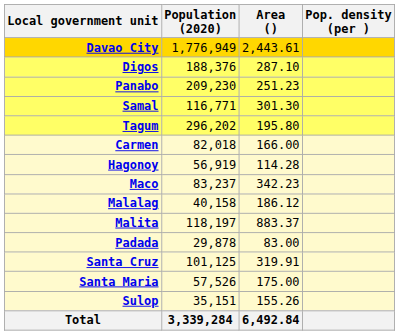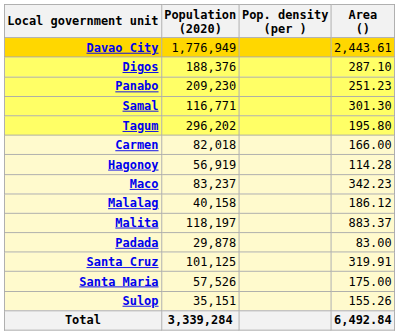columns swapped: (271, 21) <-> (348, 21)
